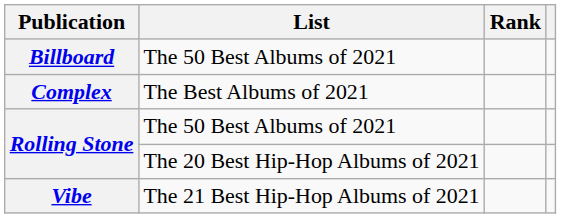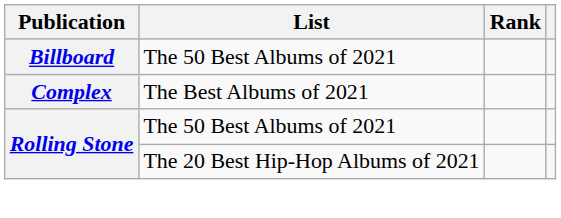- row: (72, 195)
